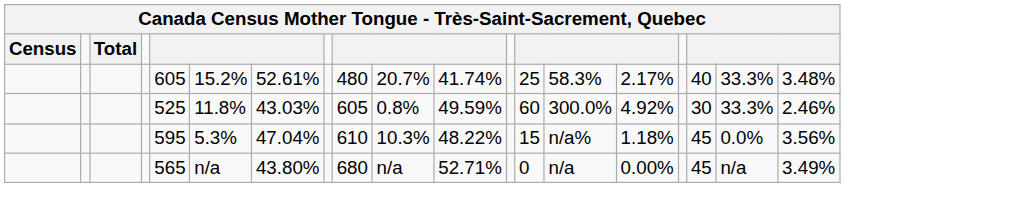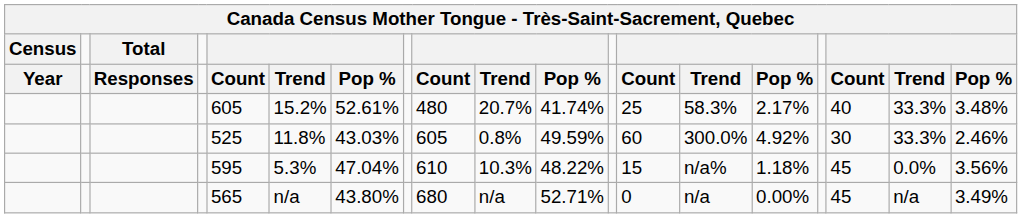+ row: (43, 78)
